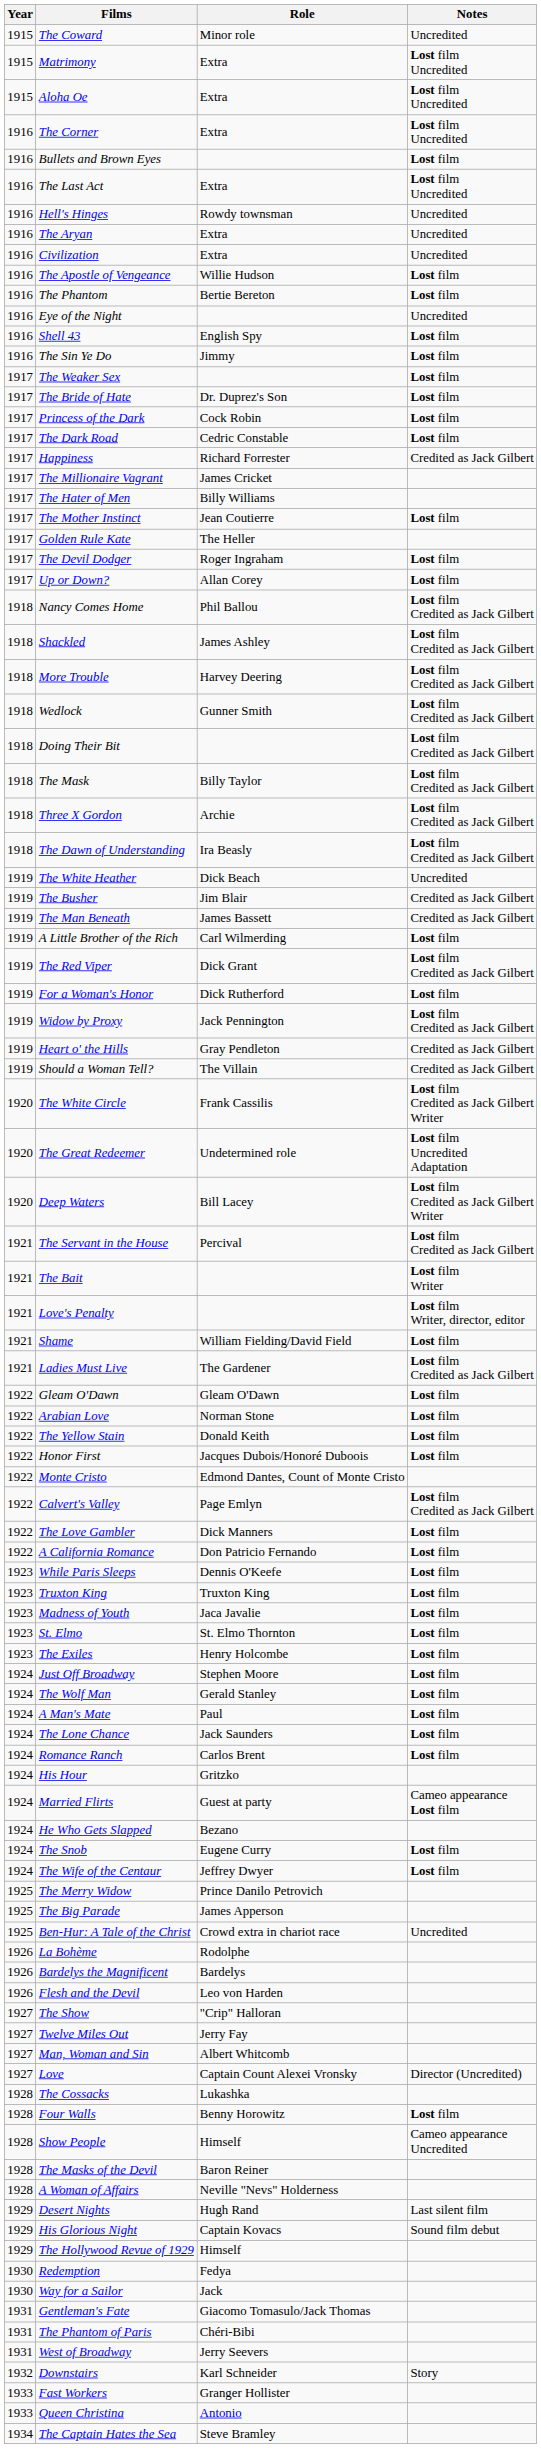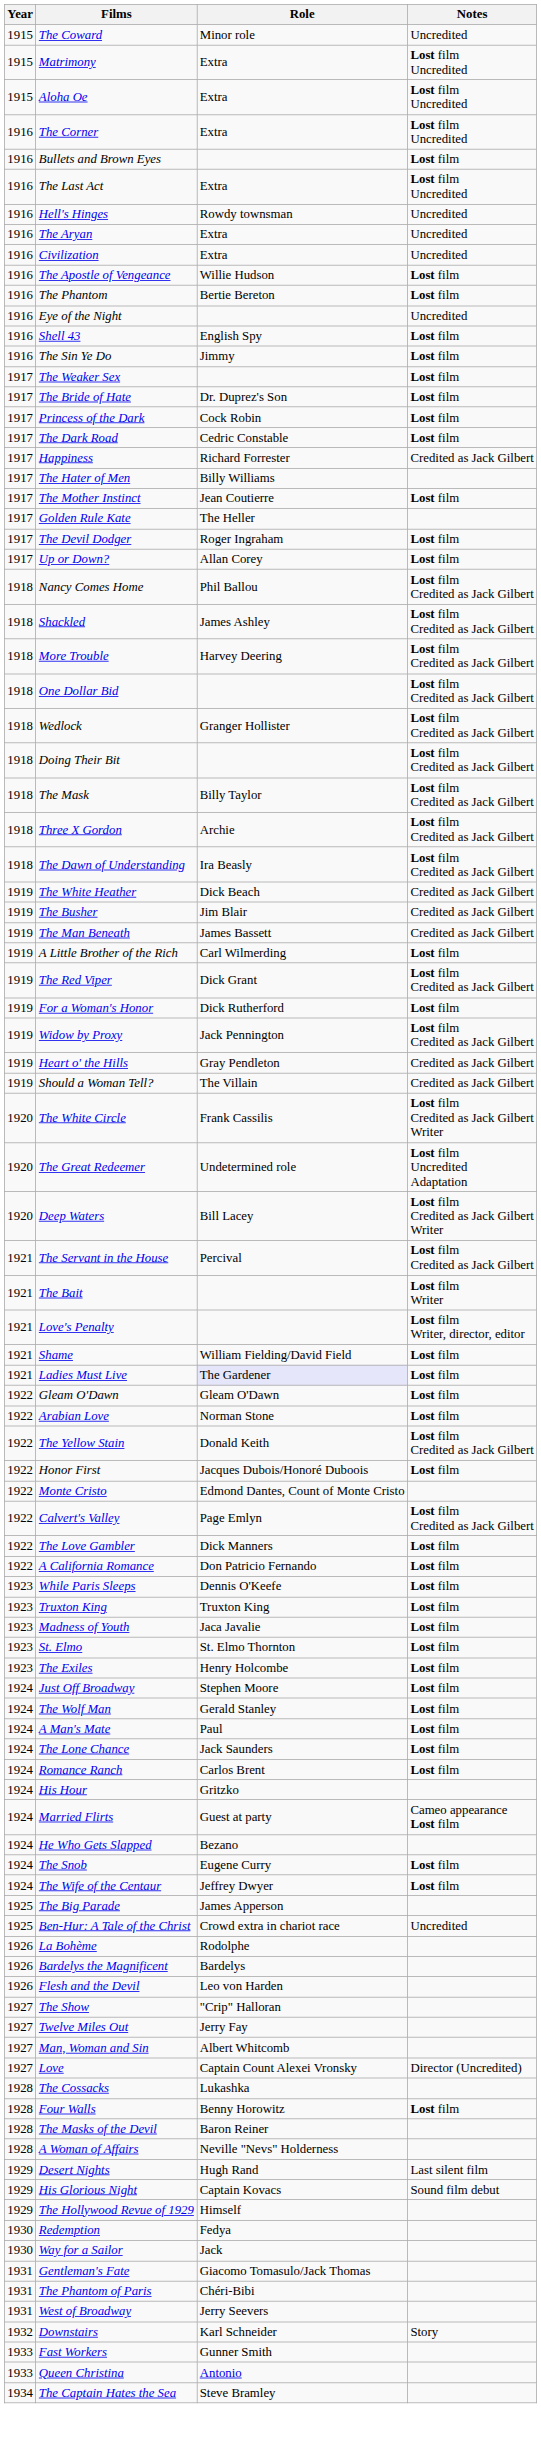- row: (101, 478)
+ row: (79, 691)
(236, 711) Gunner Smith -> (245, 725) Granger Hollister
(439, 877) Uncredited -> (472, 892) Credited as Jack Gilbert
(235, 1368) no background -> (235, 1375) lavender background
(472, 1368) Lost film Credited as Jack Gilbert -> (435, 1375) Lost film
(435, 1436) Lost film -> (472, 1443) Lost film Credited as Jack Gilbert
- row: (85, 1891)
- row: (72, 2142)
(245, 2392) Granger Hollister -> (236, 2352) Gunner Smith
